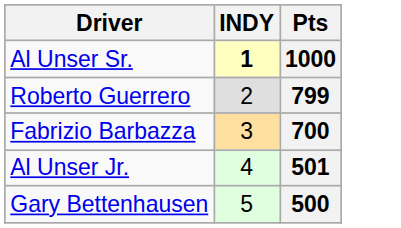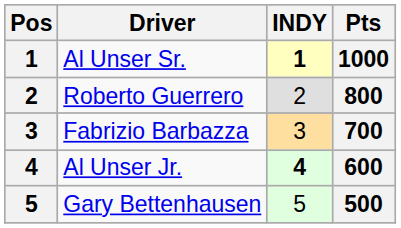+ column: (31, 23)
(310, 95) 799 -> (363, 95) 800
(247, 167) normal -> (300, 167) bold
(310, 167) 501 -> (363, 167) 600
